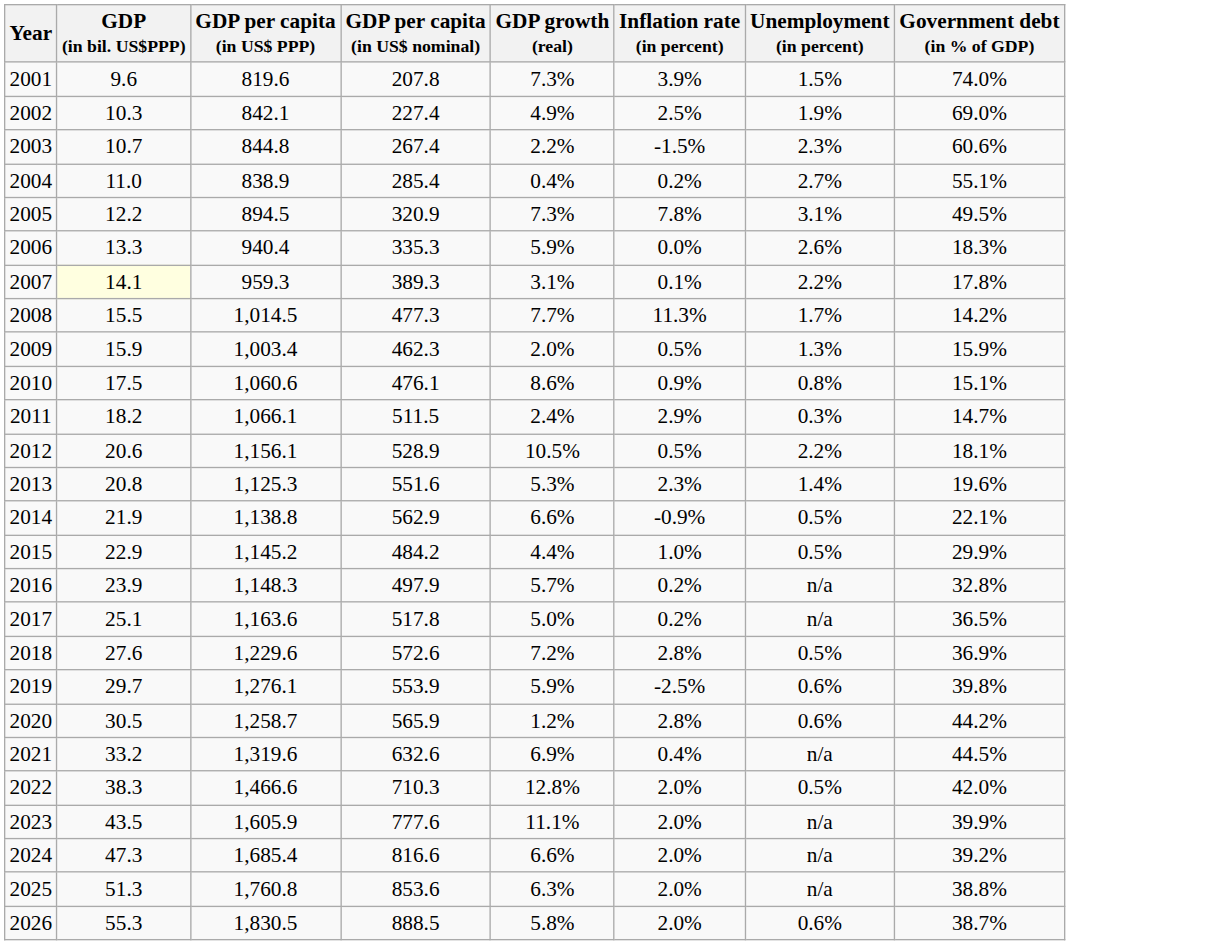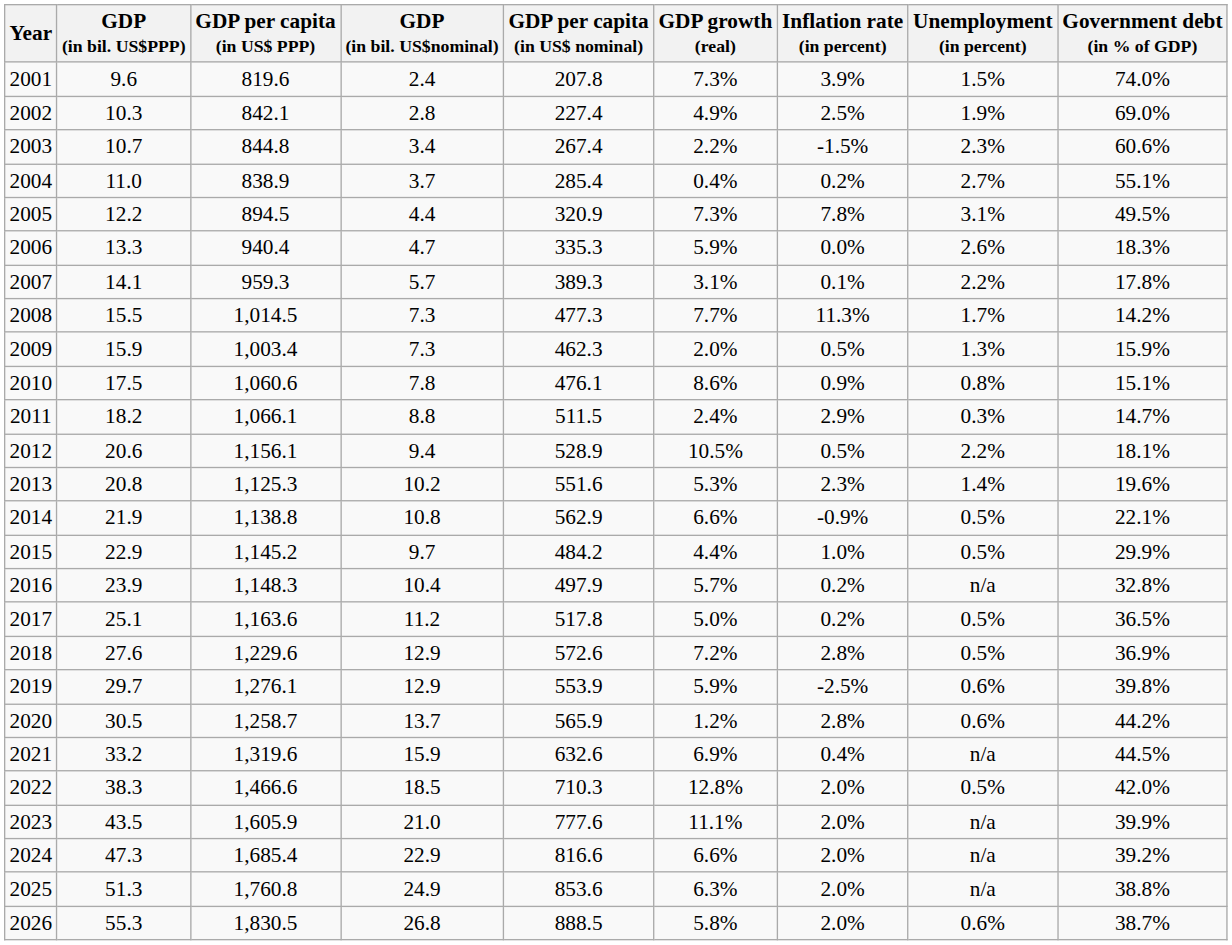+ column: (422, 33)
(124, 281) lightyellow background -> (124, 281) no background
(820, 619) n/a -> (983, 619) 0.5%
